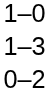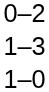rows swapped: (25, 13) <-> (25, 80)
